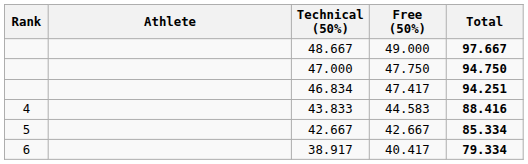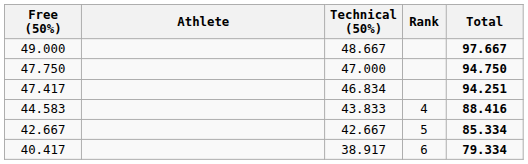columns swapped: (26, 22) <-> (407, 22)
